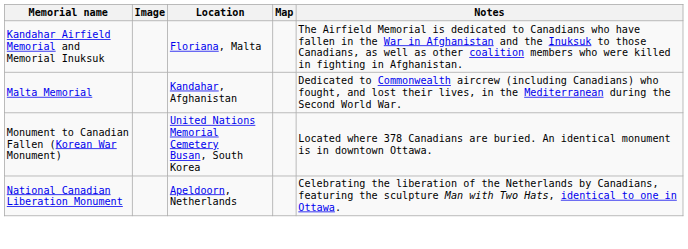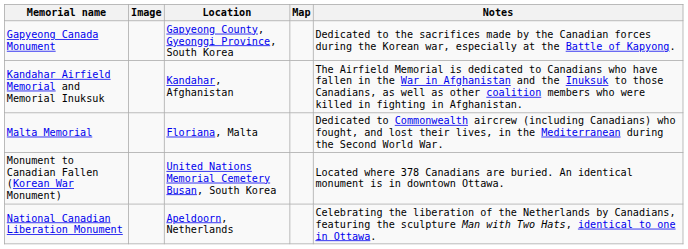+ row: (53, 41)
(216, 47) Floriana, Malta -> (200, 87) Kandahar, Afghanistan
(203, 93) Kandahar, Afghanistan -> (212, 132) Floriana, Malta
